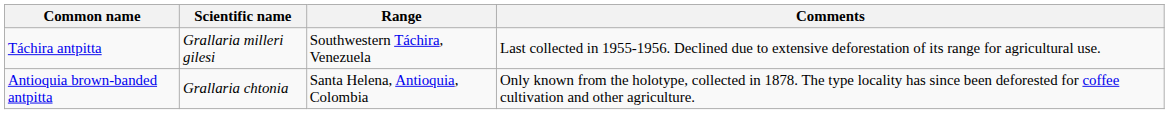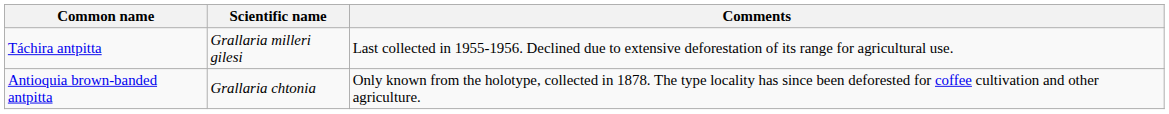- column: (401, 16)
